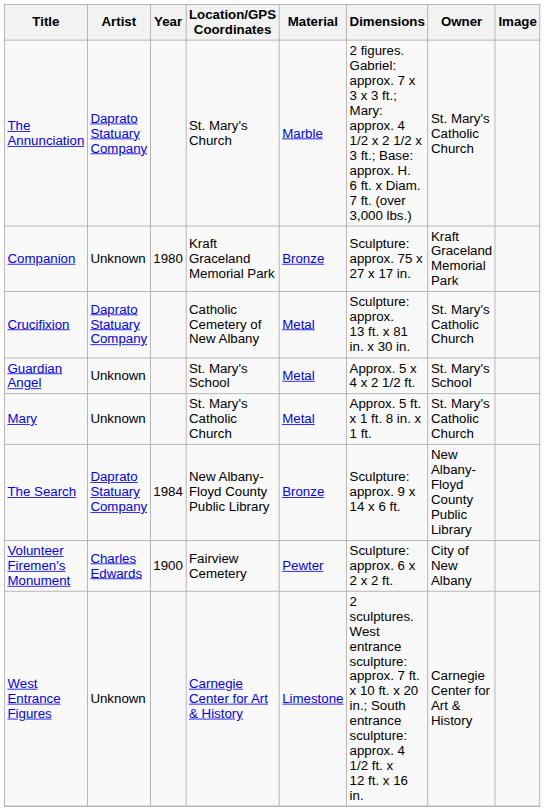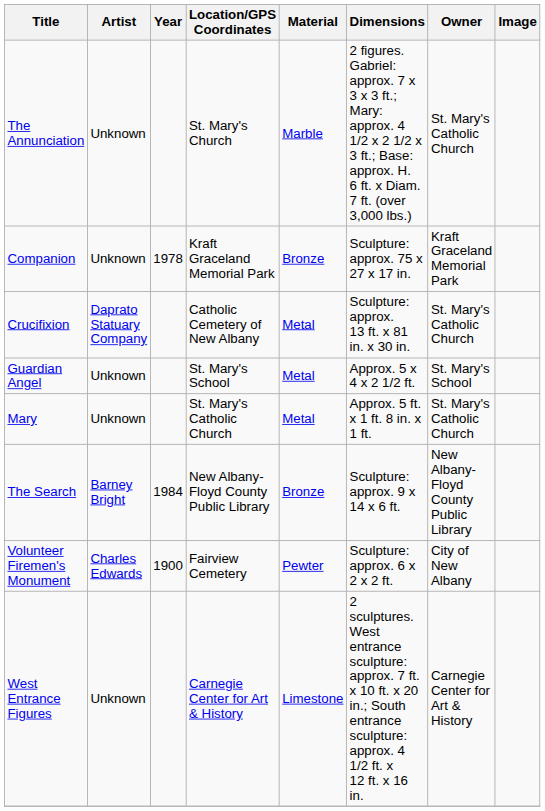(119, 133) Daprato Statuary Company -> (118, 133) Unknown
(168, 258) 1980 -> (168, 258) 1978
(119, 492) Daprato Statuary Company -> (111, 492) Barney Bright
